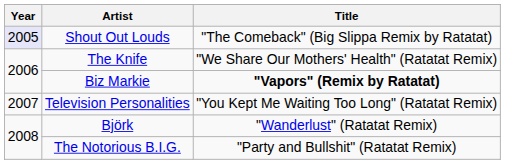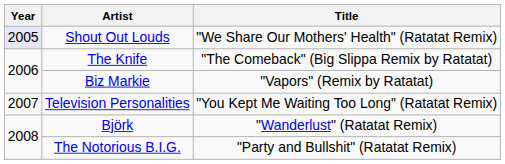(347, 37) "The Comeback" (Big Slippa Remix by Ratatat) -> (347, 37) "We Share Our Mothers' Health" (Ratatat Remix)
(347, 59) "We Share Our Mothers' Health" (Ratatat Remix) -> (347, 59) "The Comeback" (Big Slippa Remix by Ratatat)
(347, 81) bold -> (347, 81) normal
